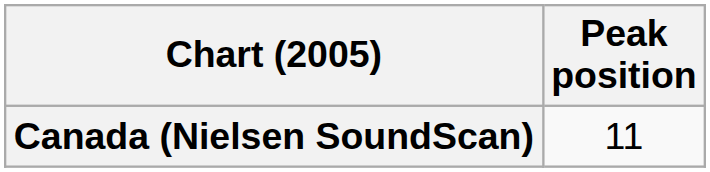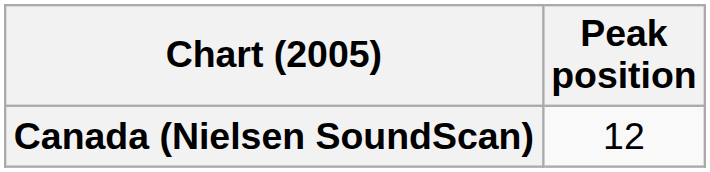(624, 135) 11 -> (624, 135) 12
